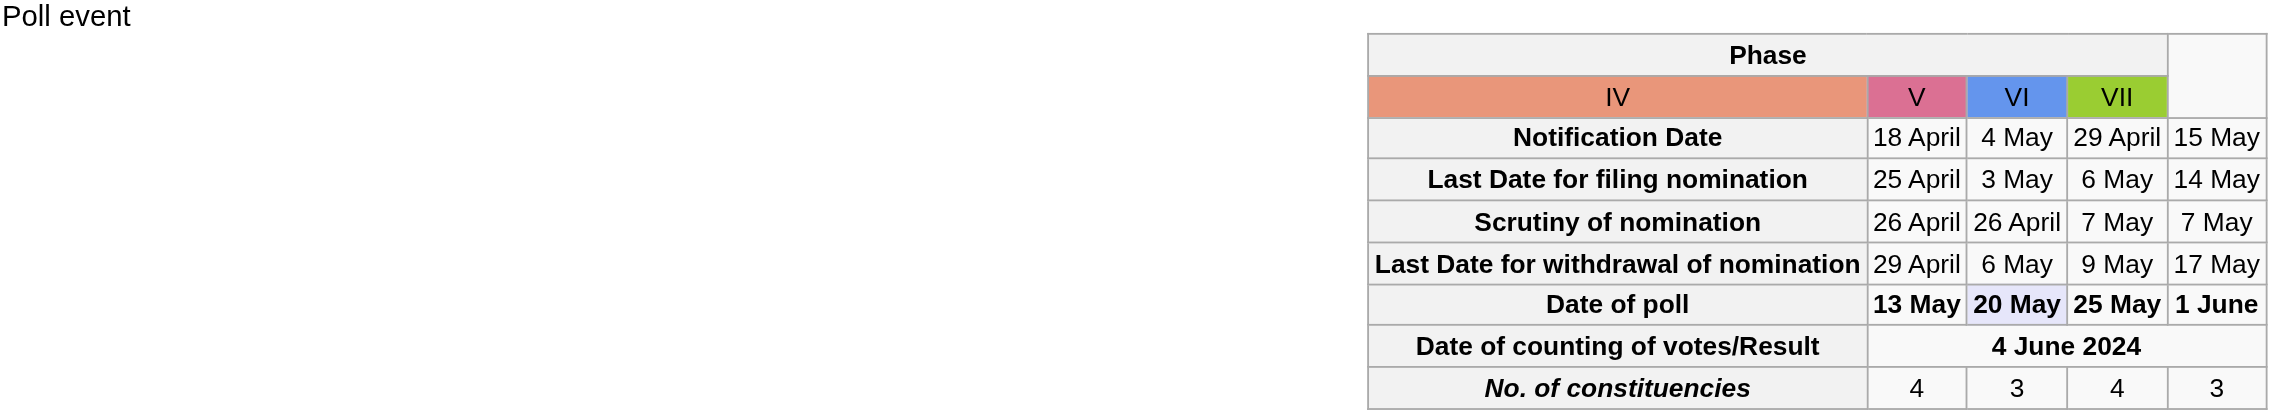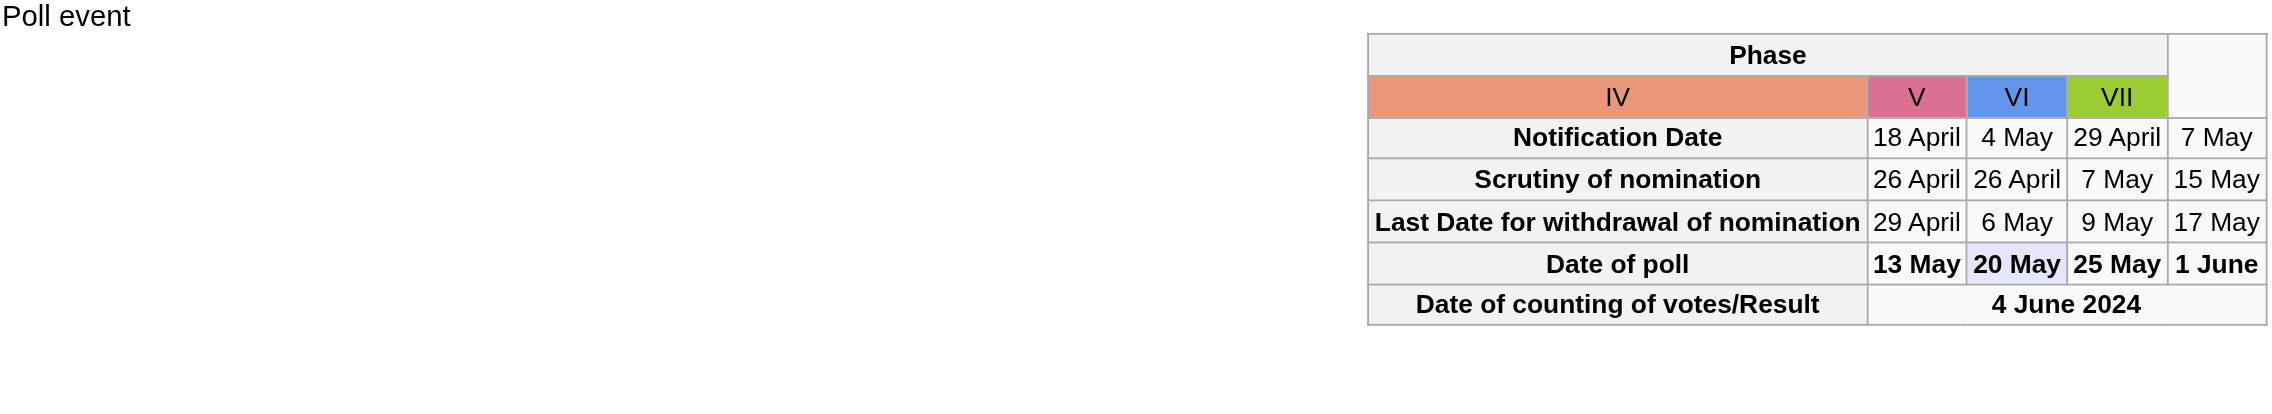(2217, 138) 15 May -> (2217, 138) 7 May
- row: (1618, 180)
(2217, 221) 7 May -> (2217, 180) 15 May
- row: (1618, 388)
